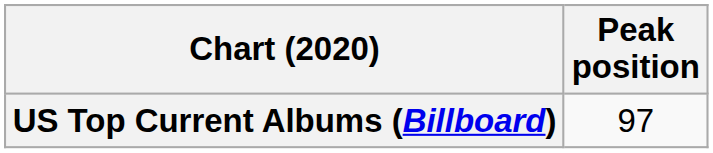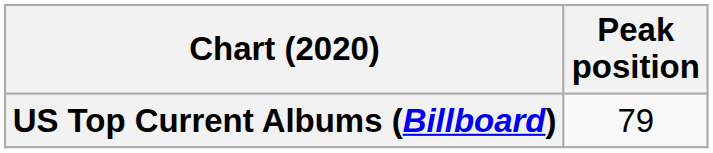(636, 119) 97 -> (636, 119) 79
